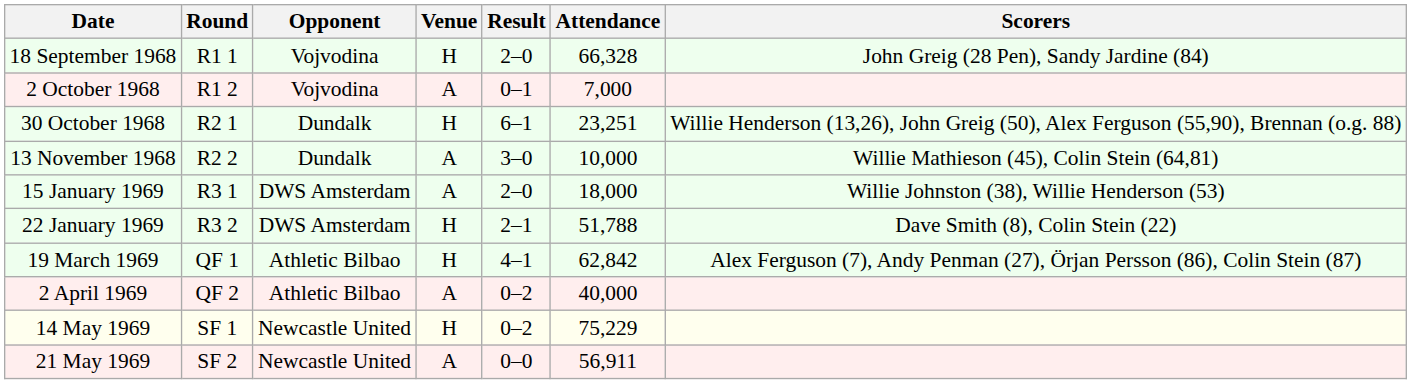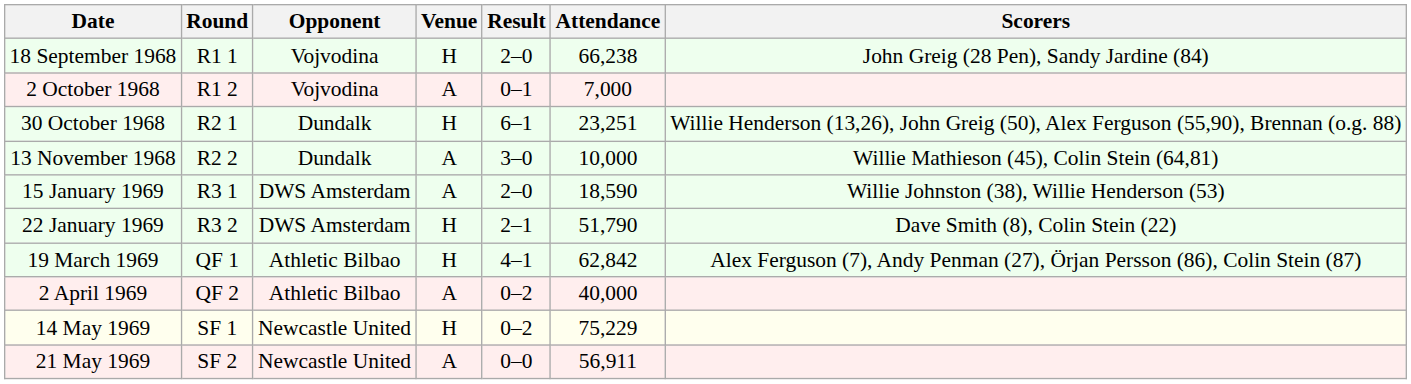(608, 55) 66,328 -> (608, 55) 66,238
(608, 191) 18,000 -> (608, 191) 18,590
(608, 225) 51,788 -> (608, 225) 51,790
